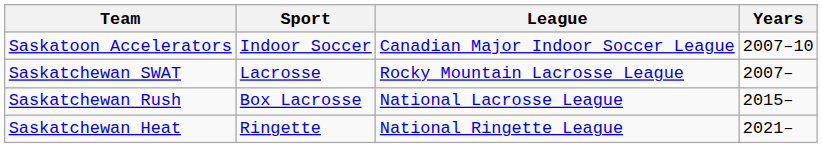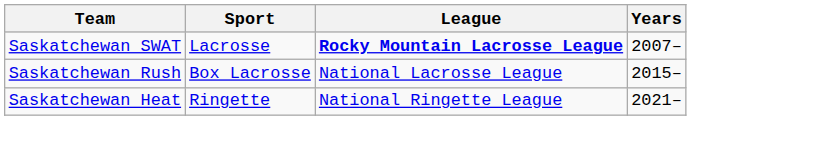- row: (120, 46)
(532, 74) normal -> (471, 46) bold
